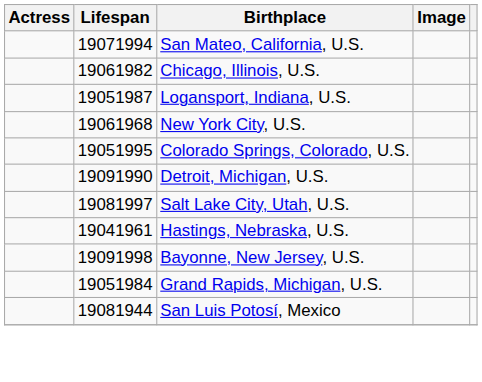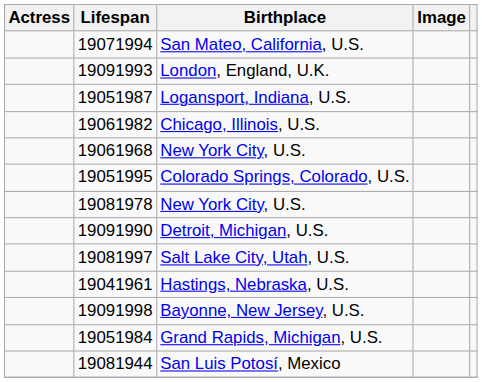+ row: (115, 71)
rows swapped: (115, 71) <-> (115, 97)
+ row: (115, 204)
